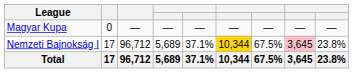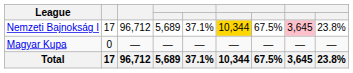rows swapped: (53, 44) <-> (37, 28)
